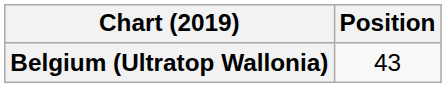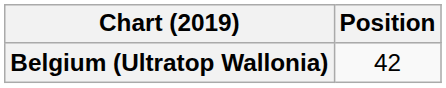(388, 62) 43 -> (388, 62) 42
